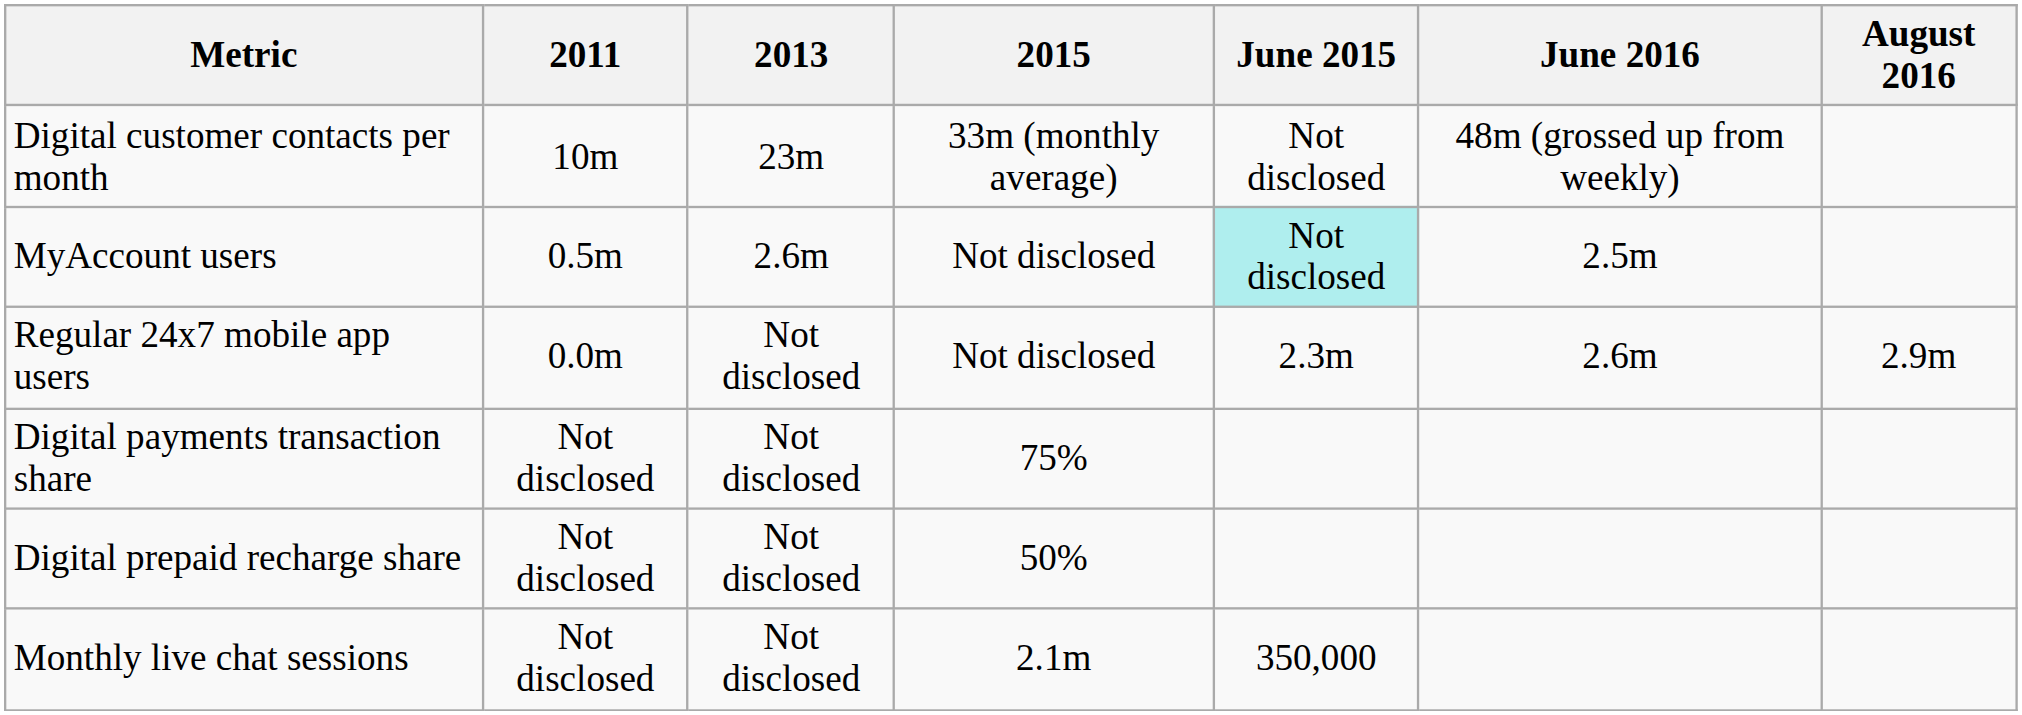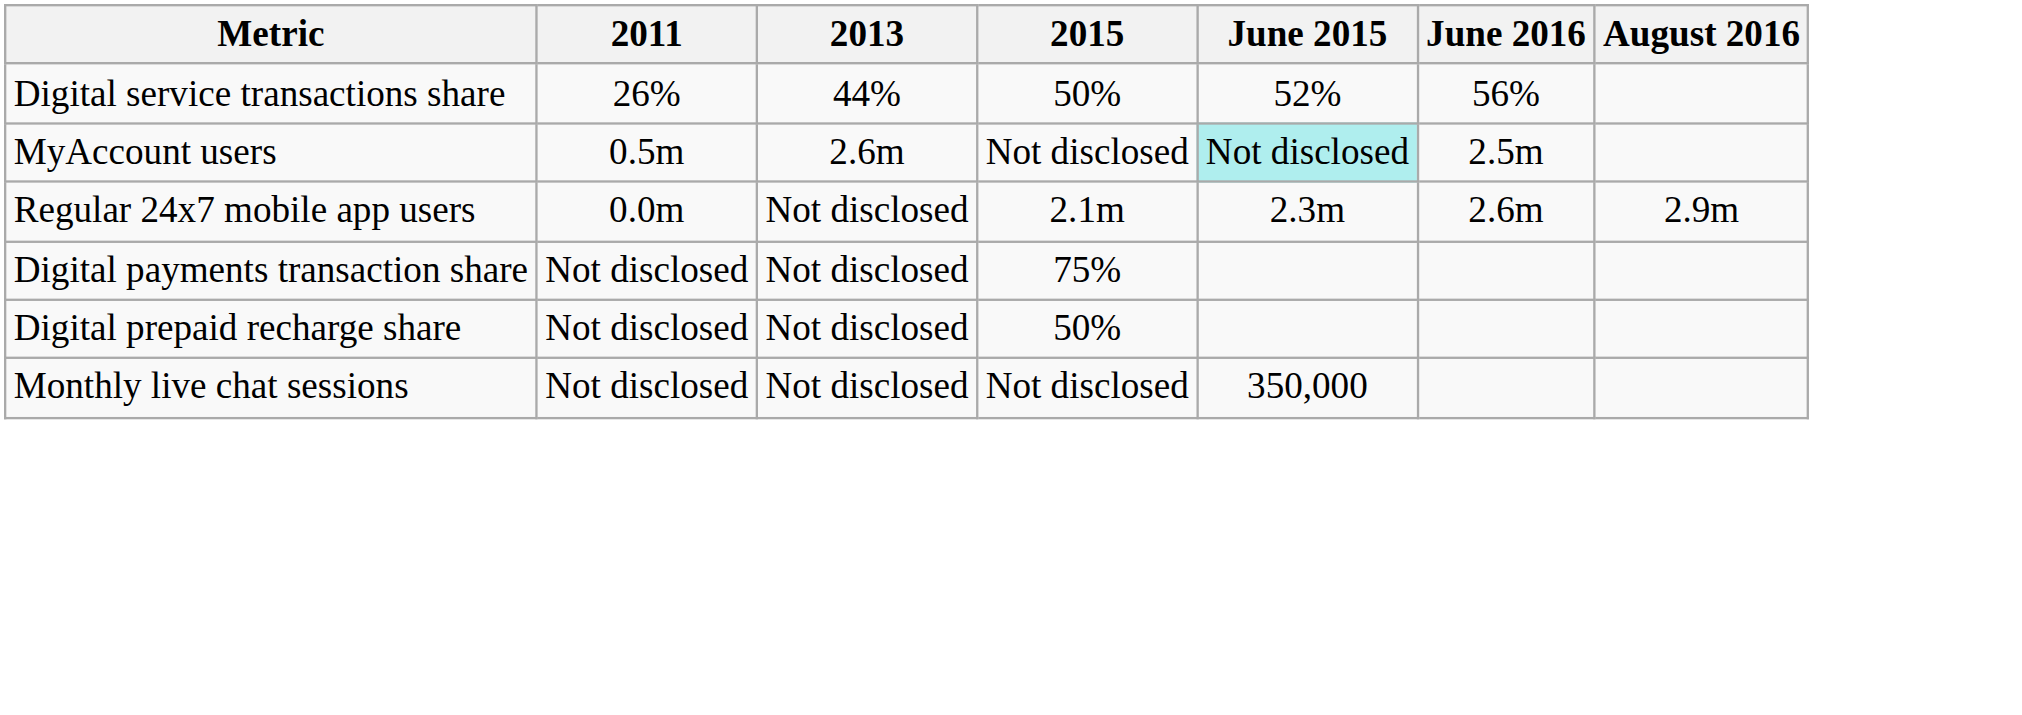+ row: (260, 92)
- row: (232, 155)
(1054, 356) Not disclosed -> (1087, 210) 2.1m
(1054, 658) 2.1m -> (1087, 387) Not disclosed
